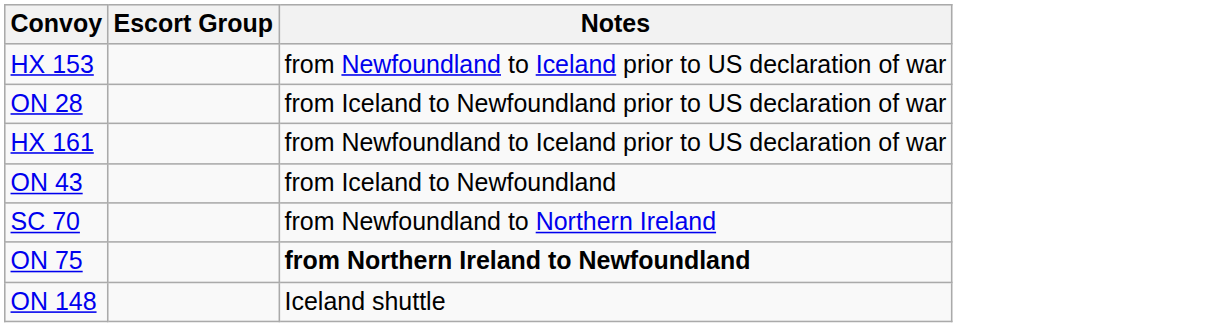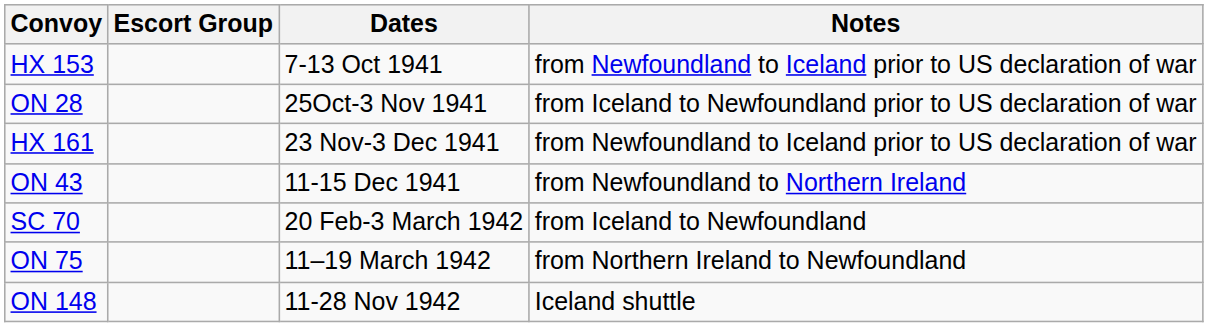+ column: (404, 24)
(450, 182) from Iceland to Newfoundland -> (750, 182) from Newfoundland to Northern Ireland
(500, 222) from Newfoundland to Northern Ireland -> (701, 222) from Iceland to Newfoundland
(518, 261) bold -> (750, 261) normal
